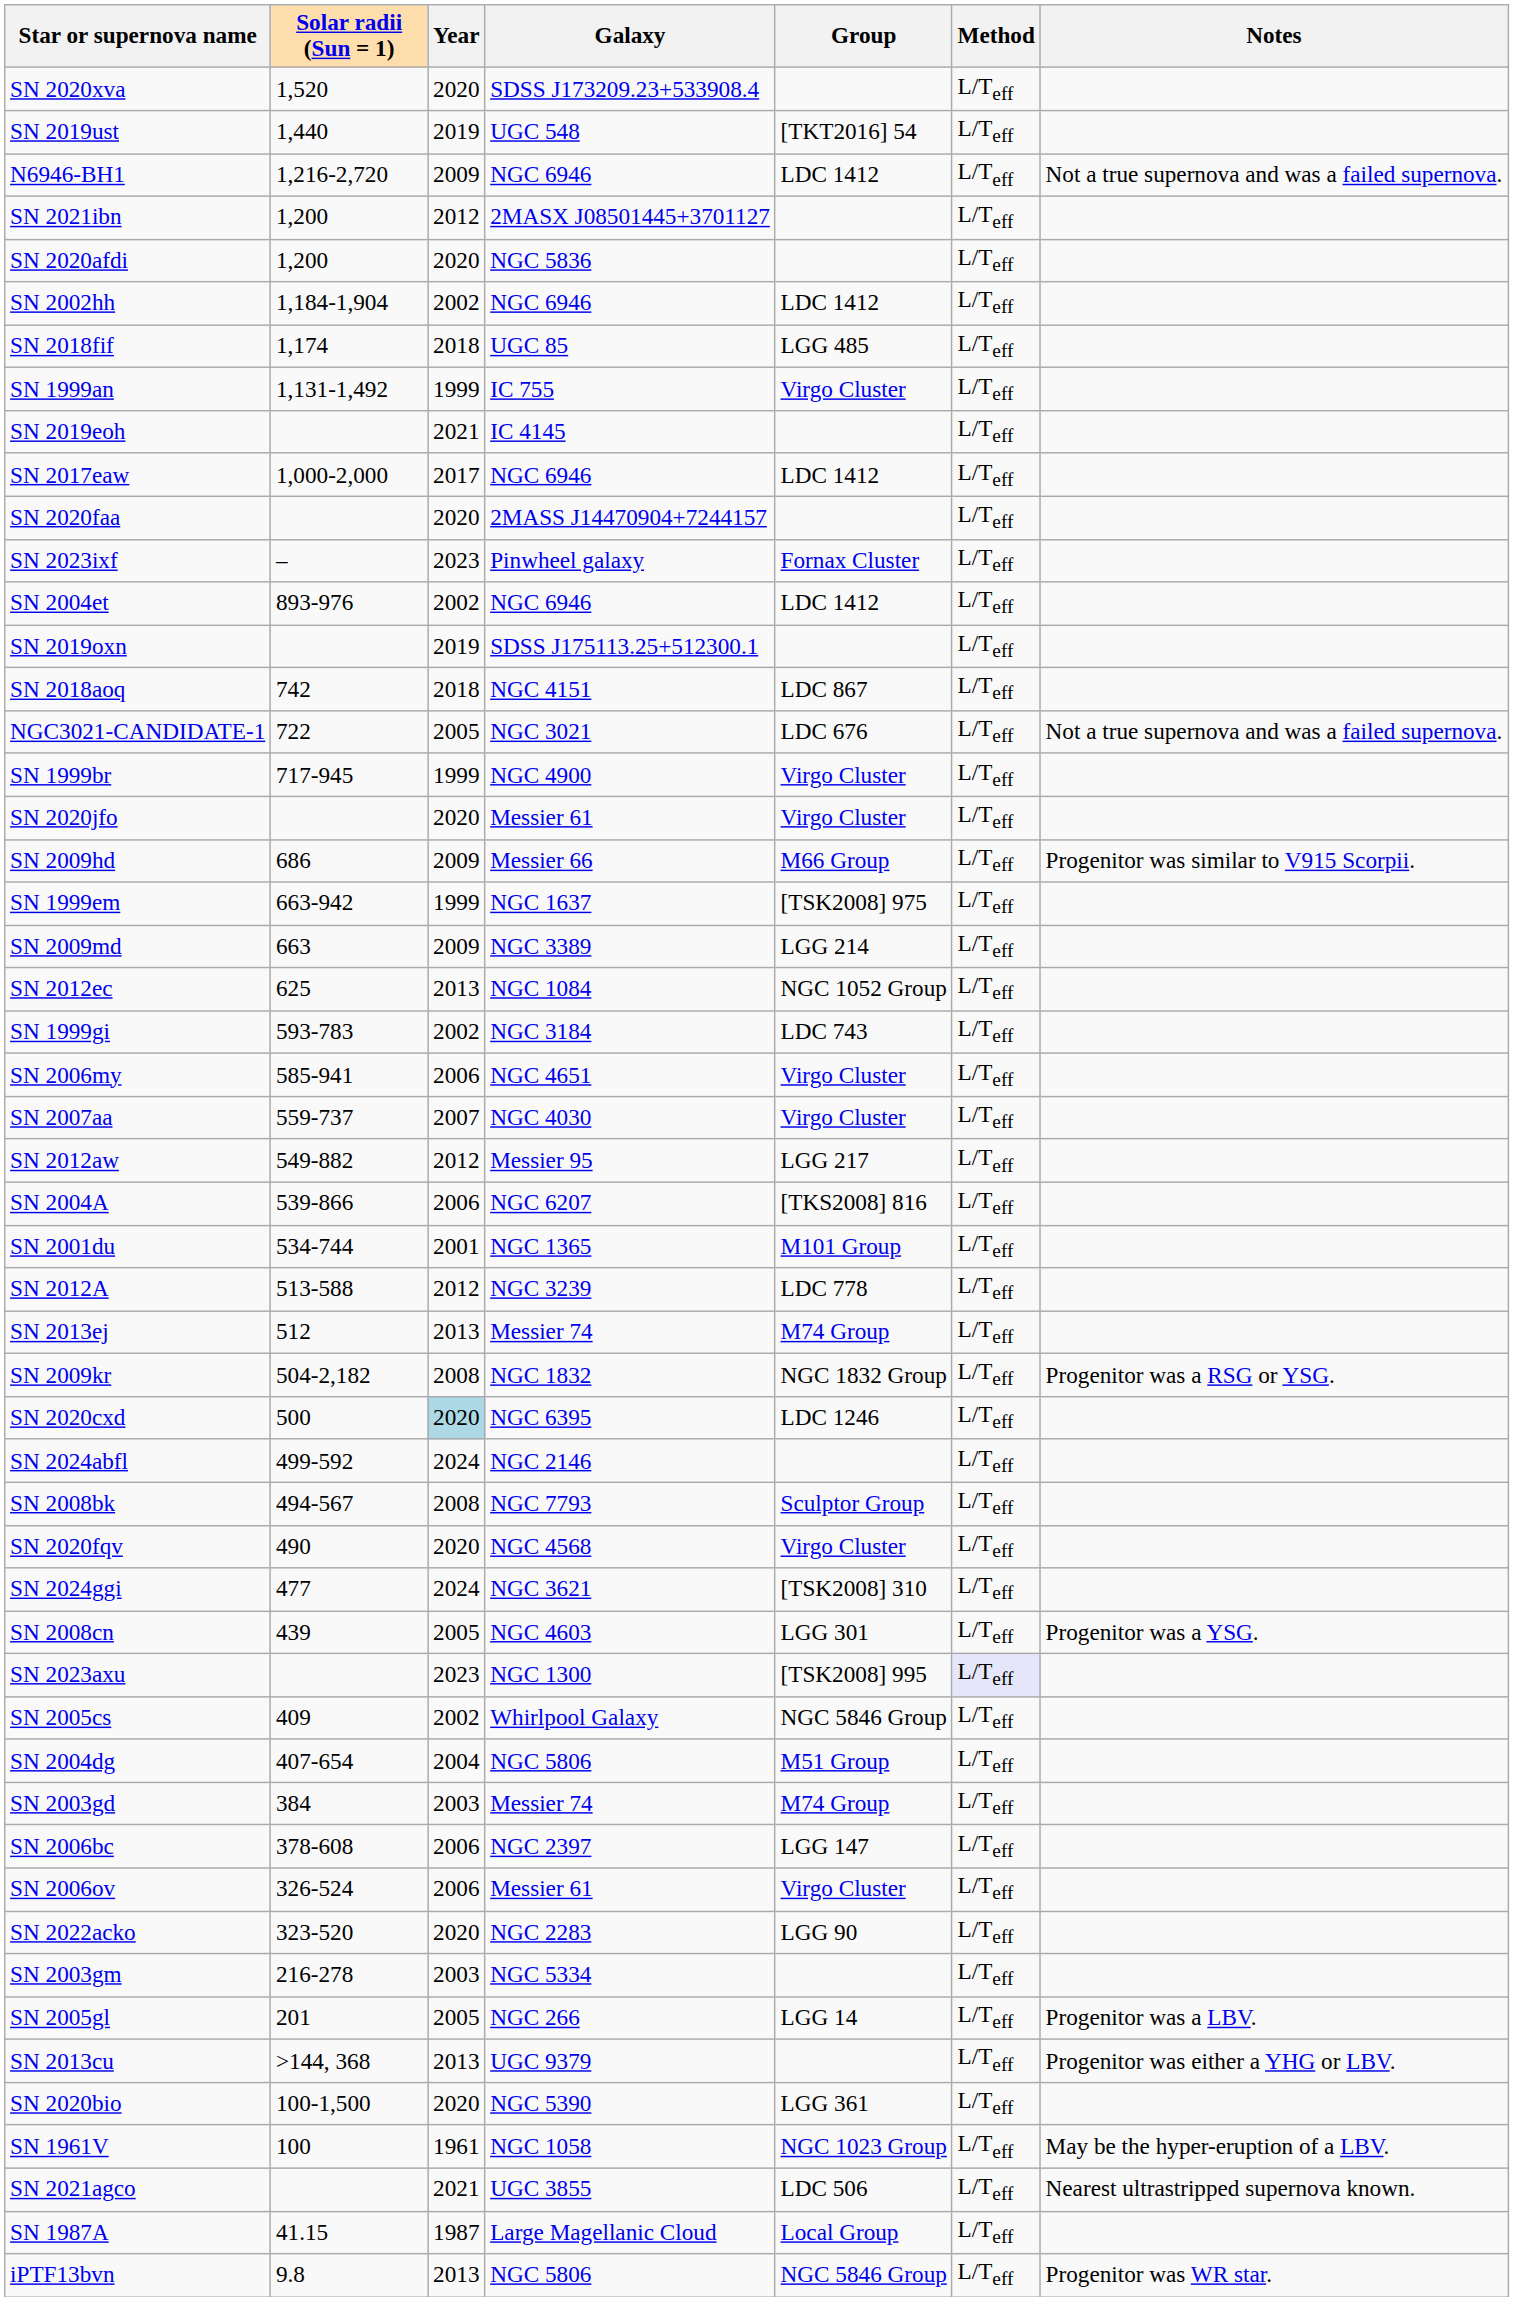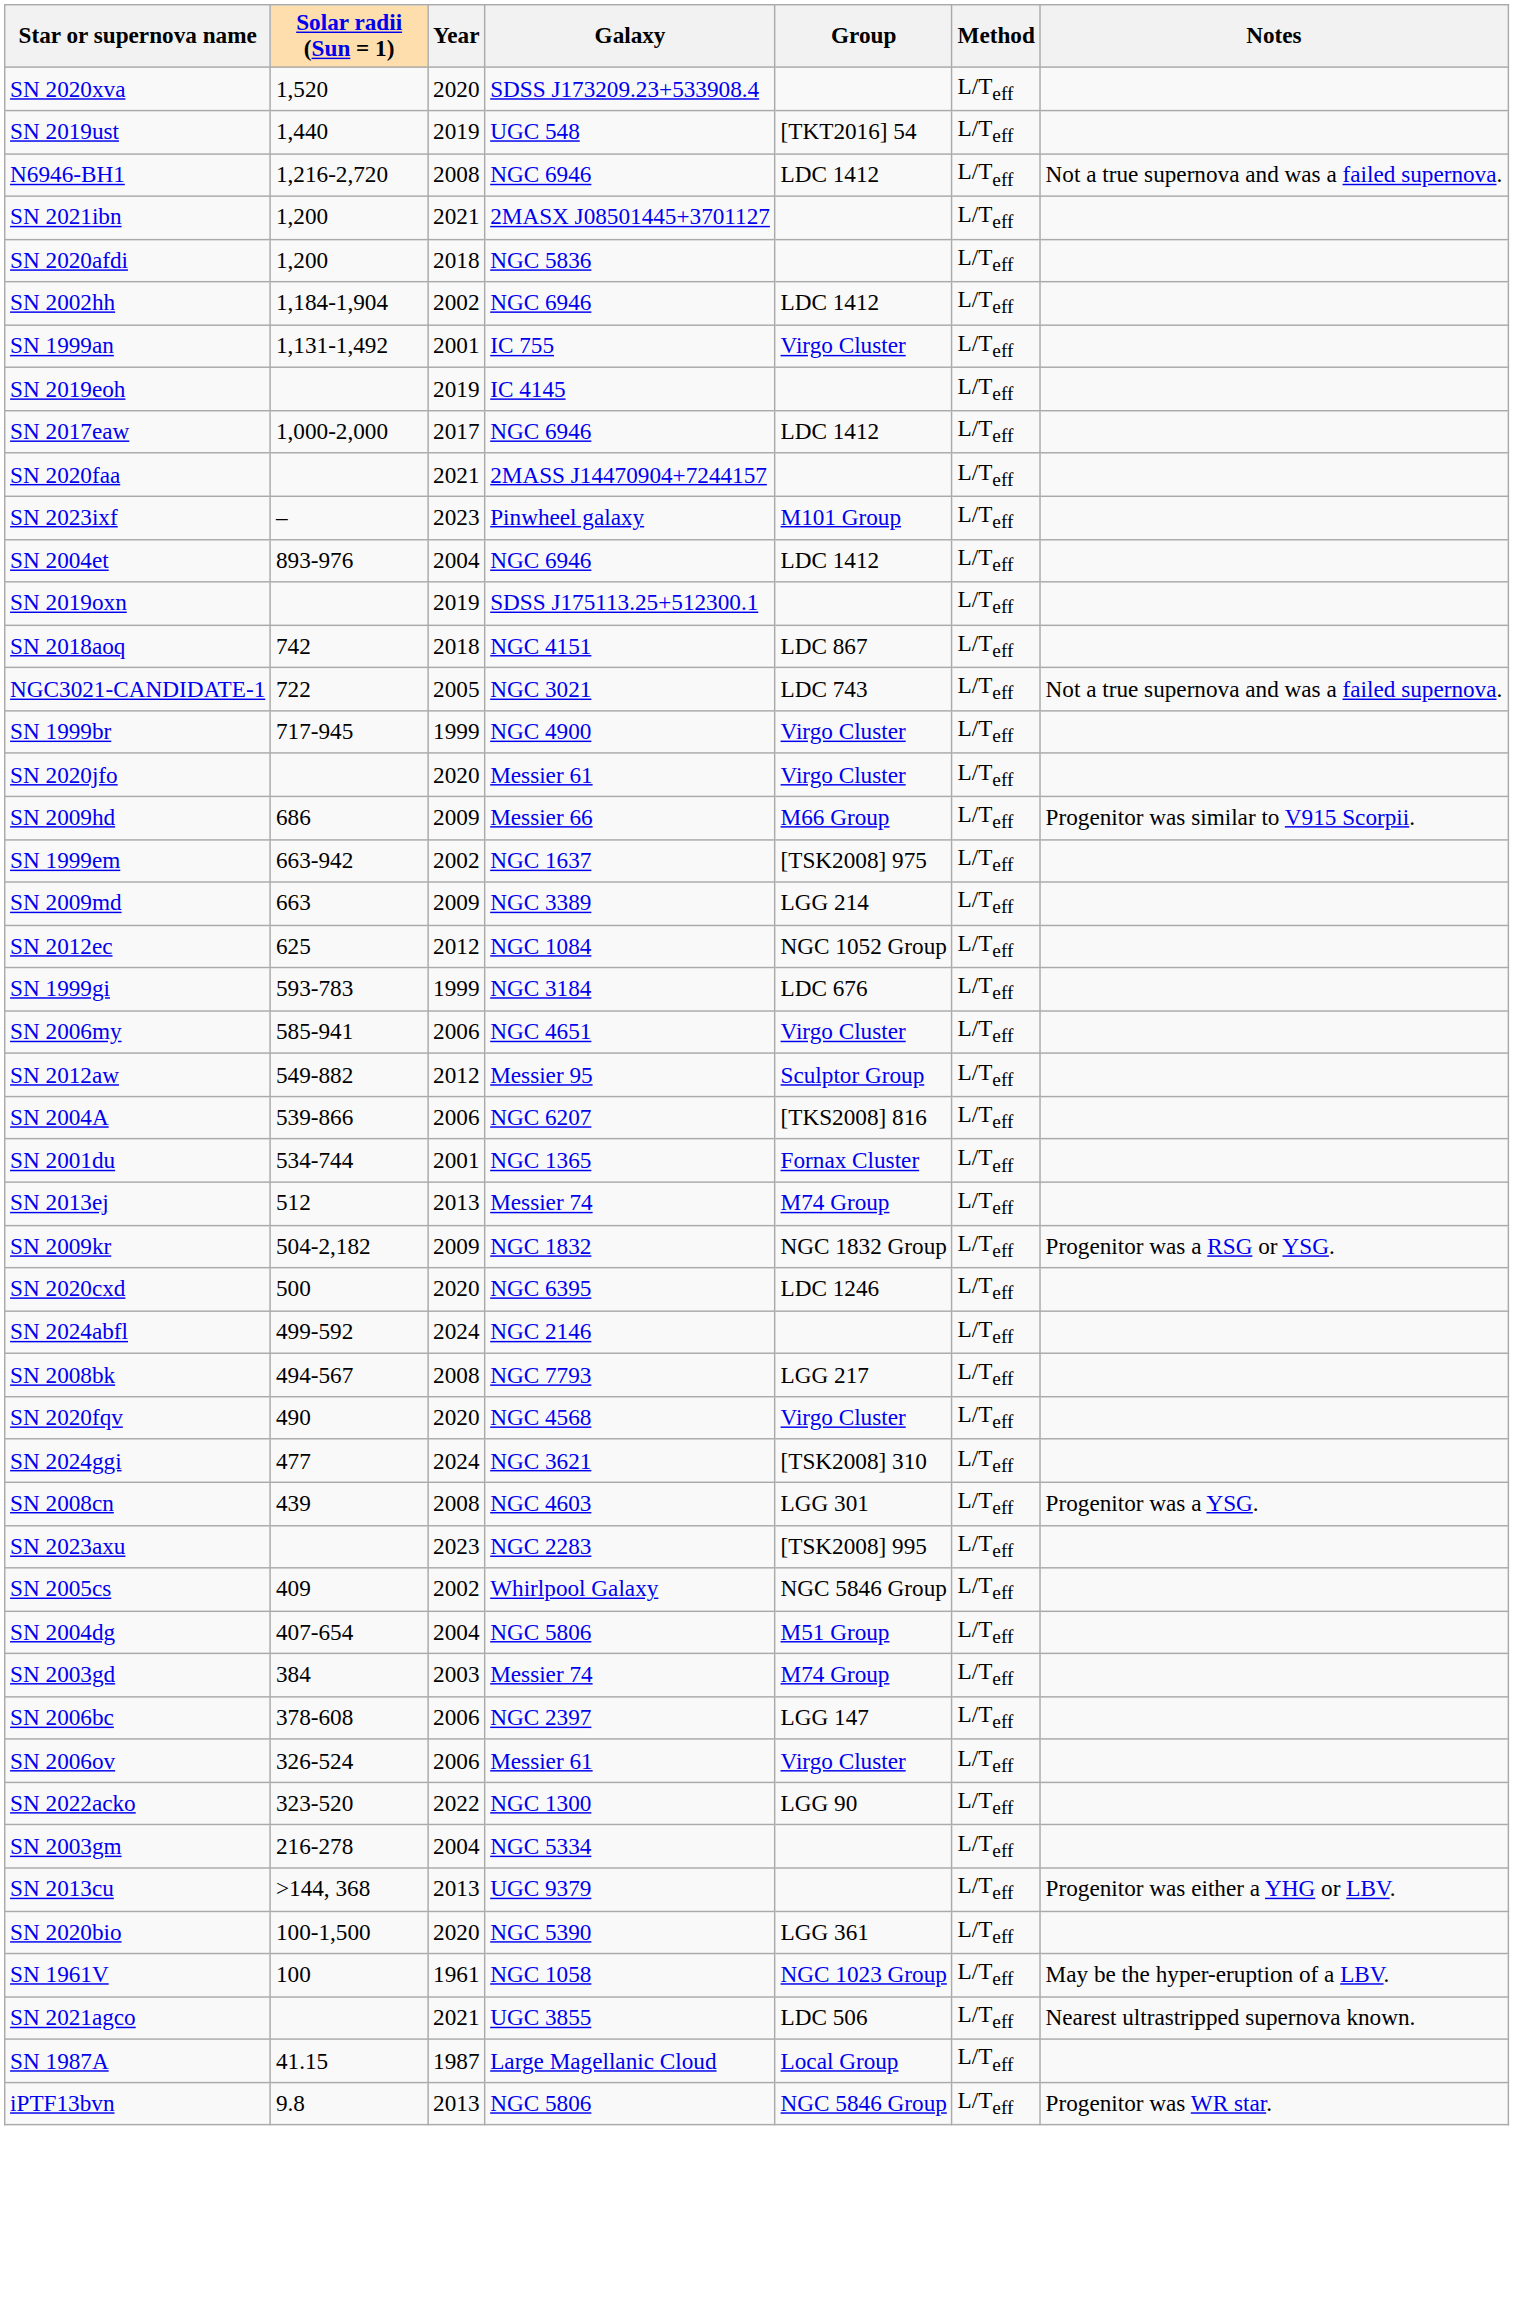(456, 174) 2009 -> (456, 174) 2008
(456, 217) 2012 -> (456, 217) 2021
(456, 260) 2020 -> (456, 260) 2018
- row: (62, 346)
(456, 388) 1999 -> (456, 346) 2001
(456, 431) 2021 -> (456, 388) 2019
(456, 517) 2020 -> (456, 474) 2021
(850, 560) Fornax Cluster -> (841, 517) M101 Group
(456, 603) 2002 -> (456, 560) 2004
(824, 731) LDC 676 -> (824, 688) LDC 743
(456, 903) 1999 -> (456, 860) 2002
(456, 989) 2013 -> (456, 946) 2012
(456, 1031) 2002 -> (456, 989) 1999
(824, 1031) LDC 743 -> (824, 989) LDC 676
- row: (61, 1117)
(825, 1160) LGG 217 -> (852, 1074) Sculptor Group
(841, 1246) M101 Group -> (850, 1160) Fornax Cluster
- row: (59, 1289)
(456, 1374) 2008 -> (456, 1246) 2009
(456, 1417) lightblue background -> (456, 1289) no background
(852, 1503) Sculptor Group -> (825, 1374) LGG 217
(456, 1631) 2005 -> (456, 1503) 2008
(541, 1674) NGC 1300 -> (541, 1546) NGC 2283
(985, 1674) lavender background -> (985, 1546) no background
(456, 1932) 2020 -> (456, 1803) 2022
(541, 1932) NGC 2283 -> (541, 1803) NGC 1300
(456, 1974) 2003 -> (456, 1846) 2004
- row: (60, 2017)
